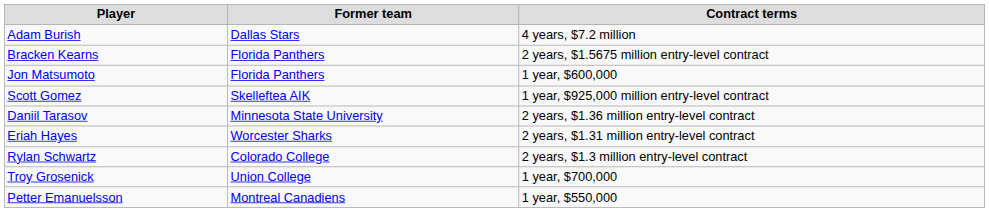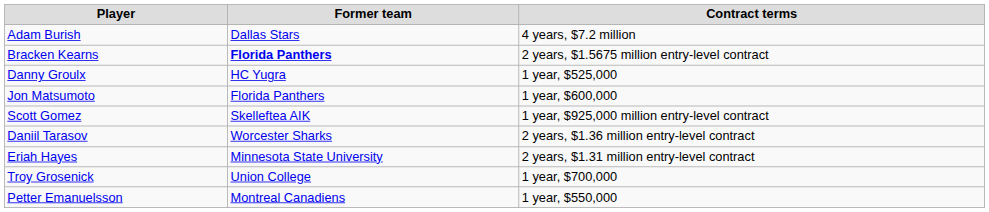(277, 55) normal -> (281, 55) bold
+ row: (46, 75)
(307, 116) Minnesota State University -> (281, 136) Worcester Sharks
(281, 136) Worcester Sharks -> (307, 156) Minnesota State University
- row: (52, 156)
